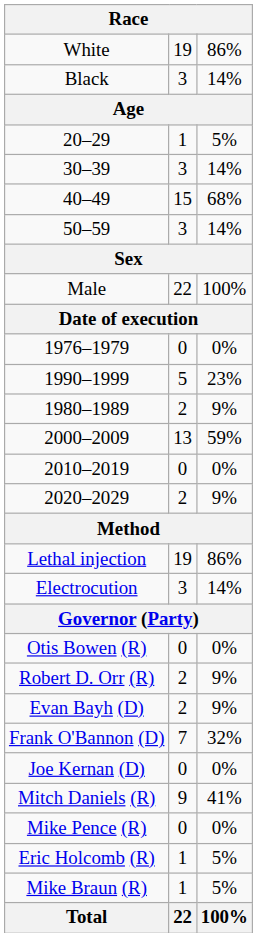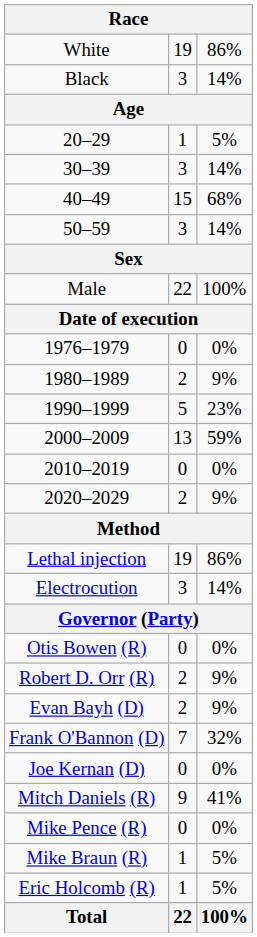rows swapped: (87, 408) <-> (87, 378)
rows swapped: (87, 857) <-> (87, 887)
